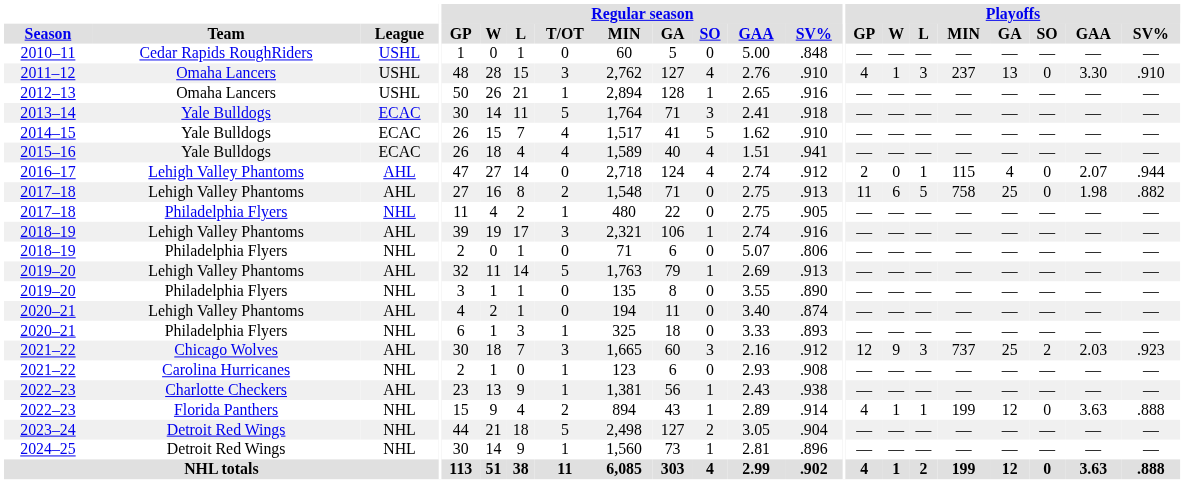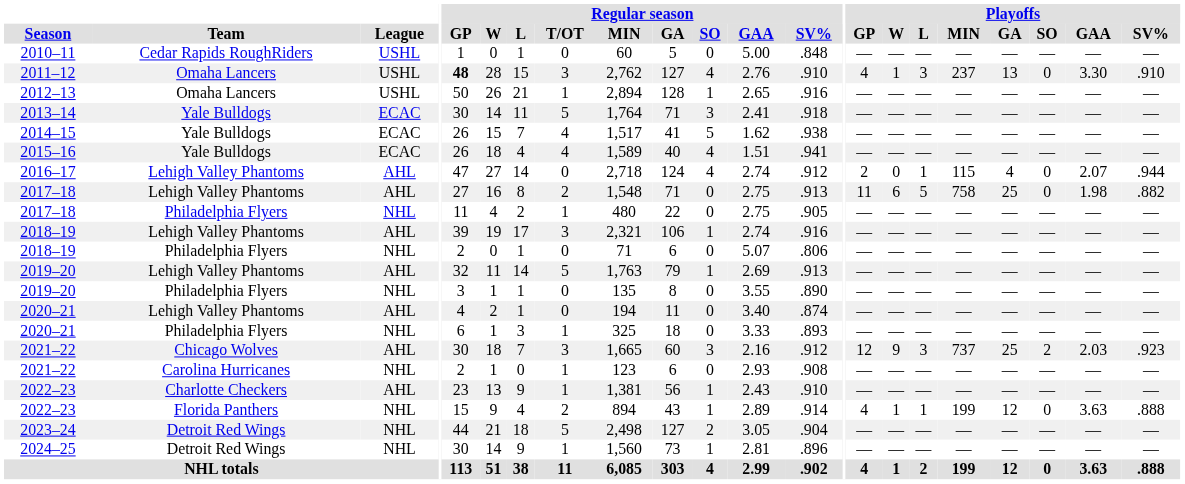(461, 73) normal -> (461, 73) bold
(814, 132) .910 -> (814, 132) .938
(814, 390) .938 -> (814, 390) .910
